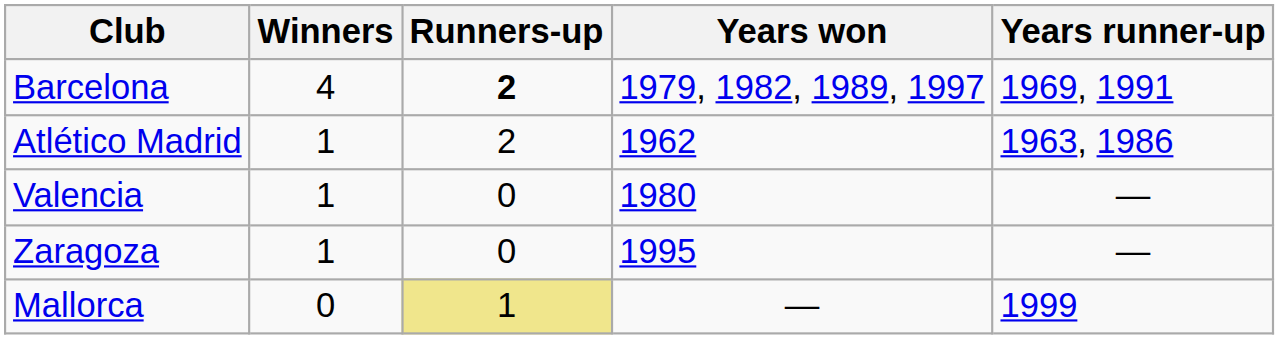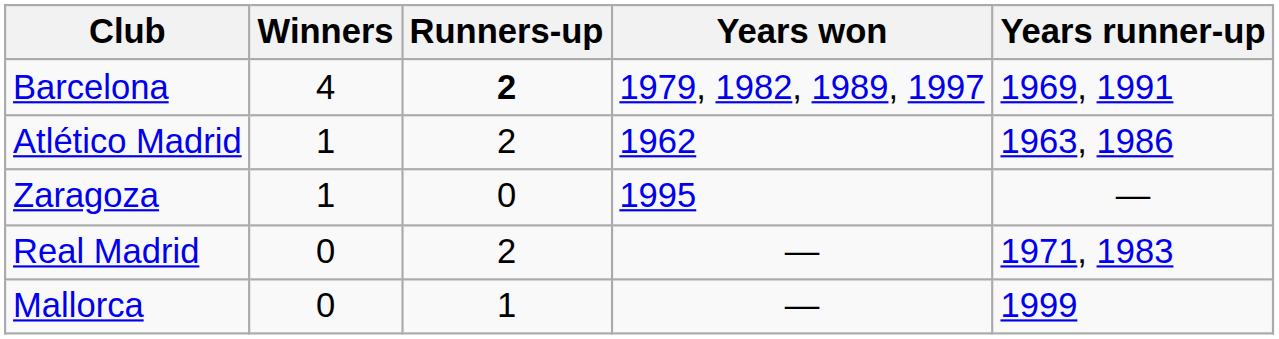- row: (78, 196)
+ row: (106, 251)
(507, 305) khaki background -> (507, 305) no background
